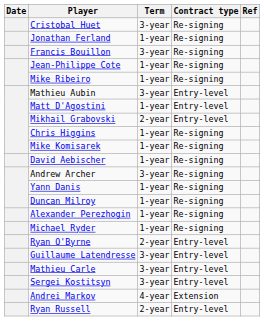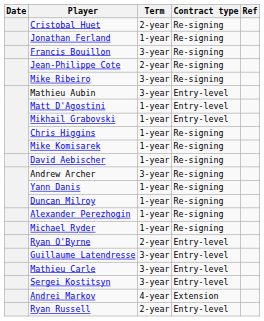(154, 25) 3-year -> (154, 25) 2-year
(154, 65) 1-year -> (154, 65) 2-year
(154, 79) 1-year -> (154, 79) 3-year
(154, 120) 2-year -> (154, 120) 1-year
